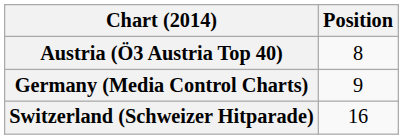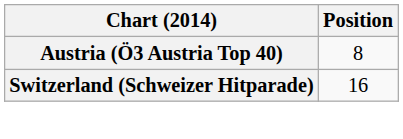- row: (162, 85)
